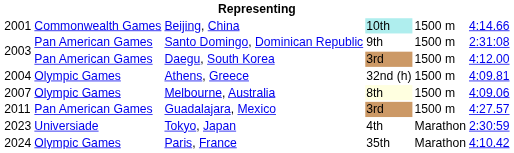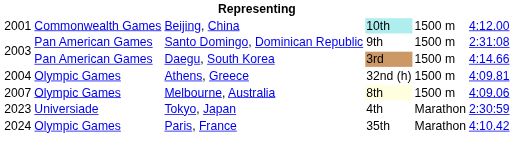(489, 25) 4:14.66 -> (489, 25) 4:12.00
(489, 59) 4:12.00 -> (489, 59) 4:14.66
- row: (220, 109)
